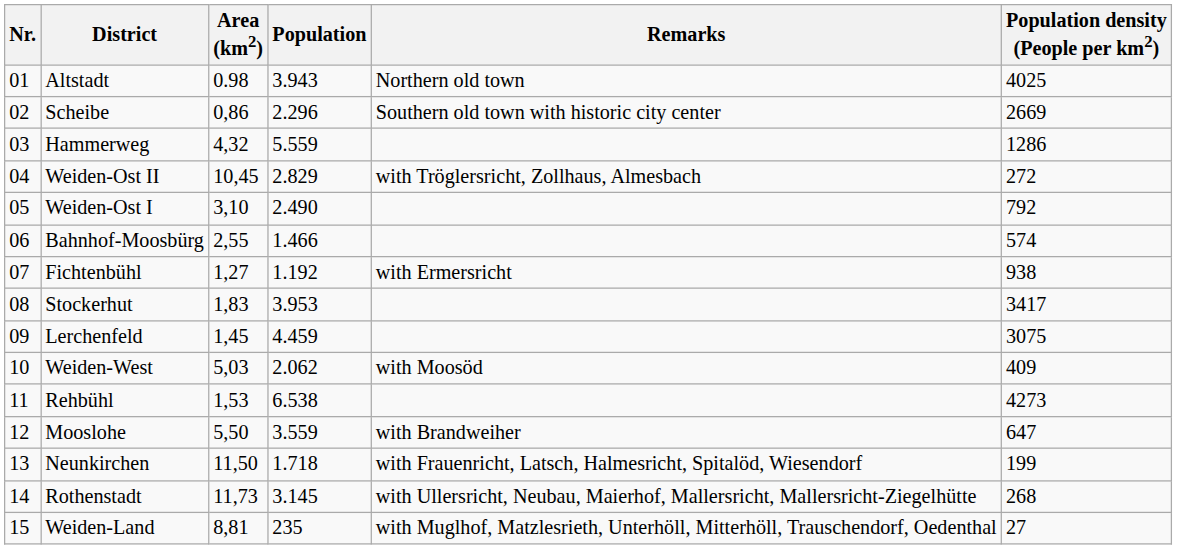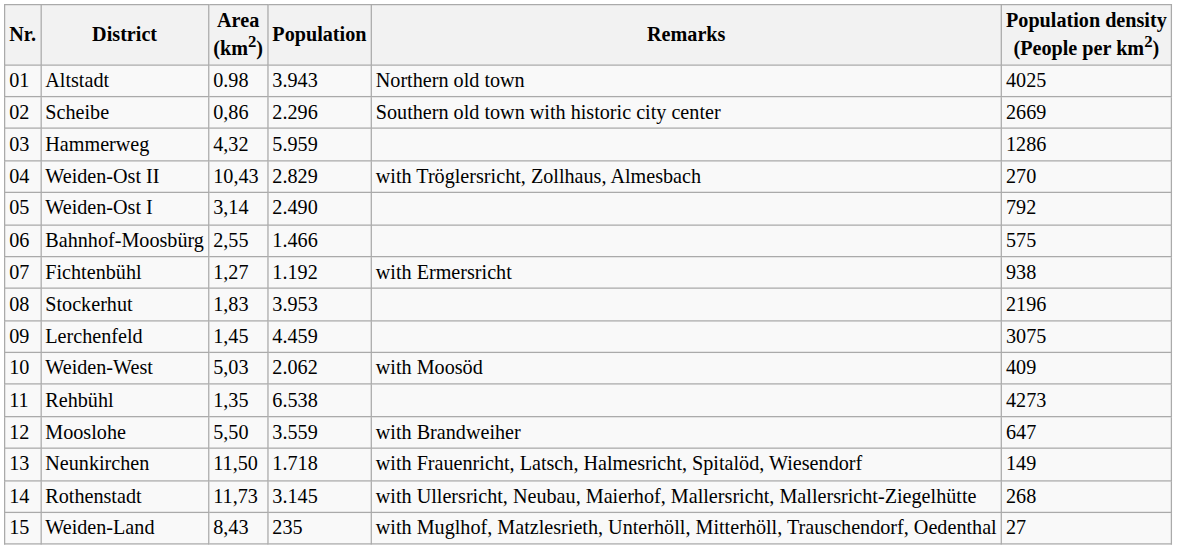(295, 144) 5.559 -> (295, 144) 5.959
(236, 176) 10,45 -> (236, 176) 10,43
(1021, 176) 272 -> (1021, 176) 270
(231, 208) 3,10 -> (231, 208) 3,14
(1021, 240) 574 -> (1021, 240) 575
(1026, 304) 3417 -> (1026, 304) 2196
(231, 400) 1,53 -> (231, 400) 1,35
(1021, 464) 199 -> (1021, 464) 149
(231, 528) 8,81 -> (231, 528) 8,43
